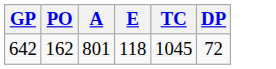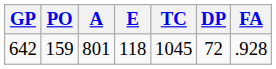+ column: (251, 19)
(60, 49) 162 -> (60, 49) 159
